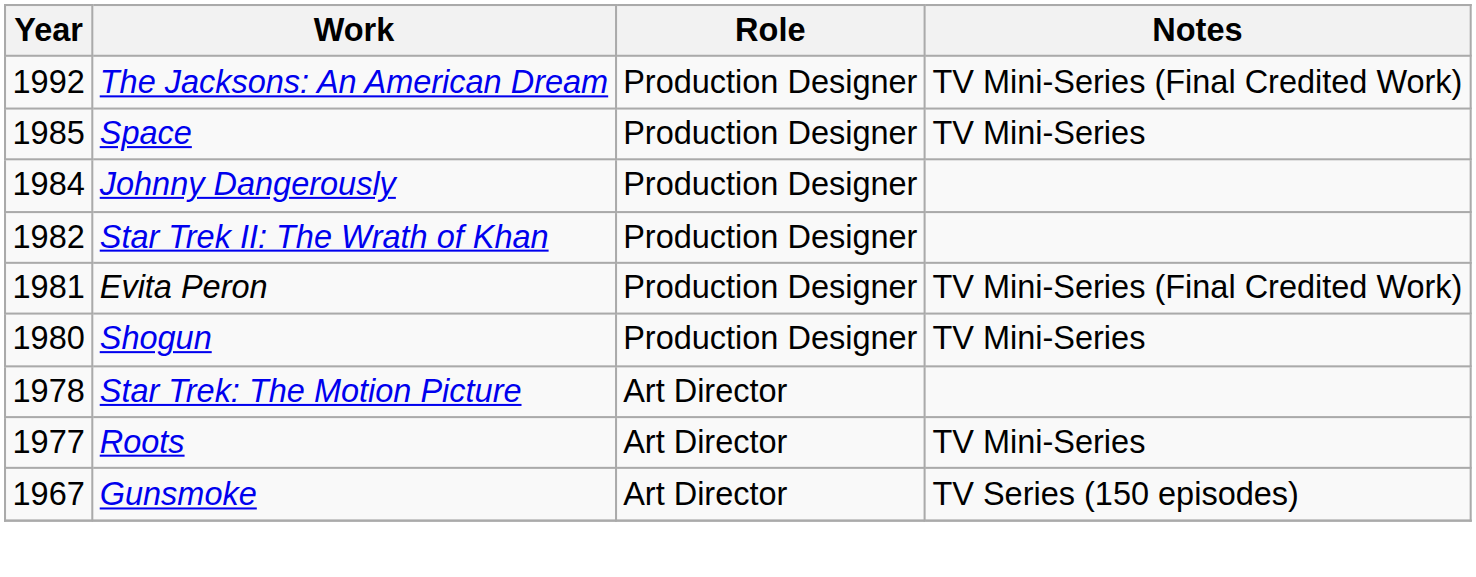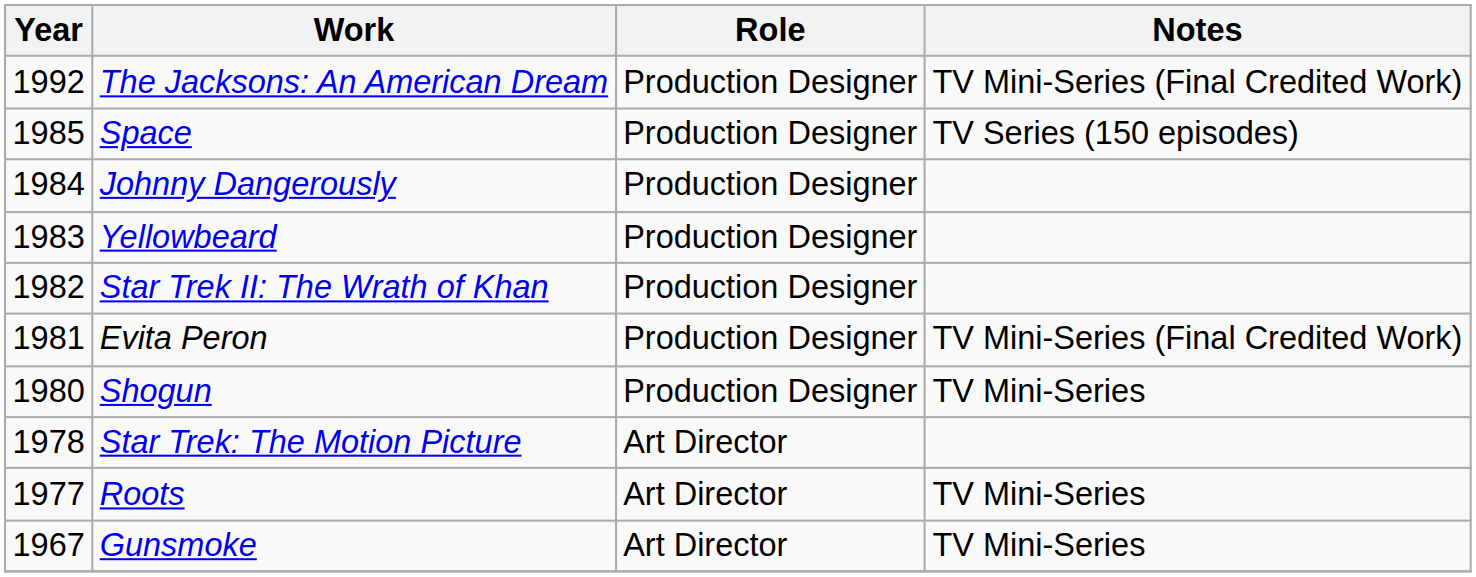(1039, 133) TV Mini-Series -> (1116, 133) TV Series (150 episodes)
+ row: (188, 236)
(1116, 493) TV Series (150 episodes) -> (1039, 545) TV Mini-Series
